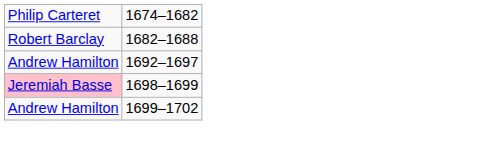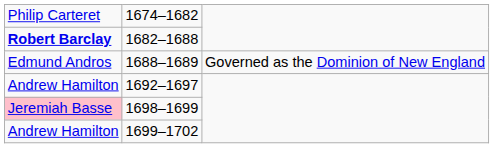(56, 39) normal -> (60, 39) bold
+ row: (162, 62)
